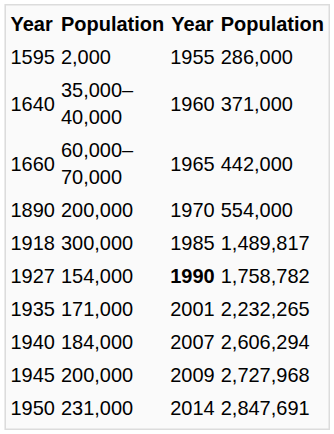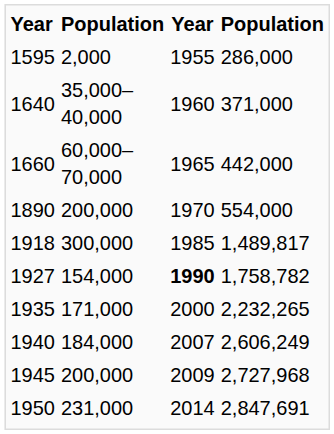(192, 309) 2001 -> (192, 309) 2000
(265, 342) 2,606,294 -> (265, 342) 2,606,249
